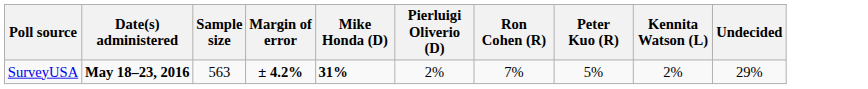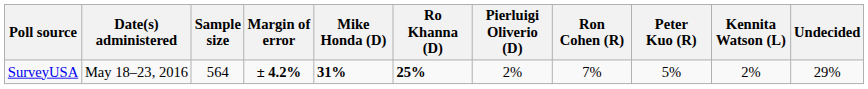+ column: (433, 32)
(137, 71) bold -> (136, 71) normal
(219, 71) 563 -> (218, 71) 564
